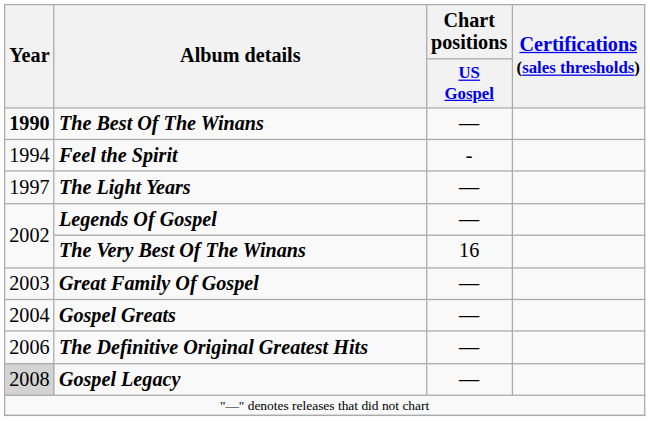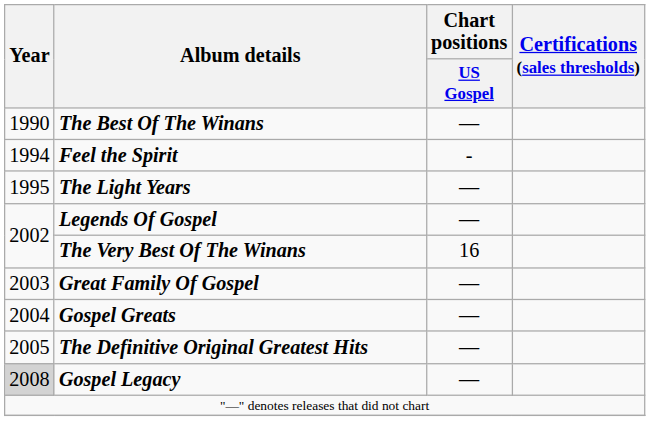(29, 123) bold -> (29, 123) normal
(29, 187) 1997 -> (29, 187) 1995
(29, 347) 2006 -> (29, 347) 2005
